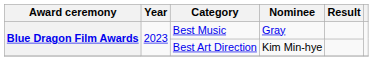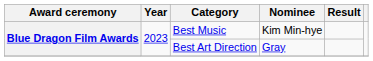(274, 30) Gray -> (292, 30) Kim Min-hye
(292, 47) Kim Min-hye -> (274, 47) Gray
